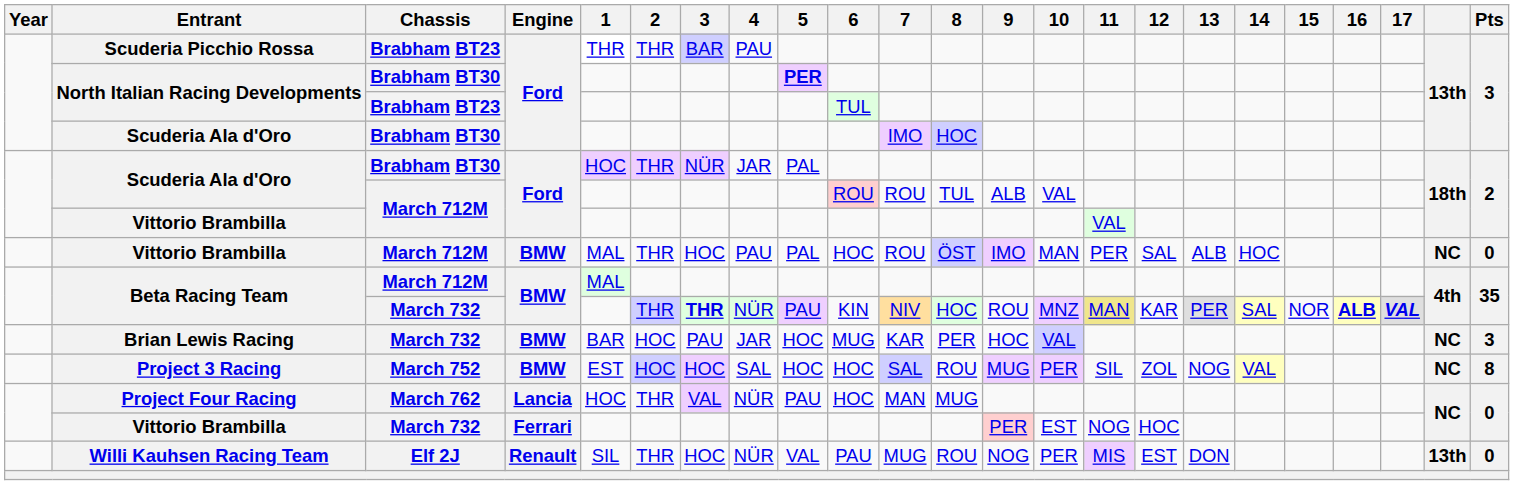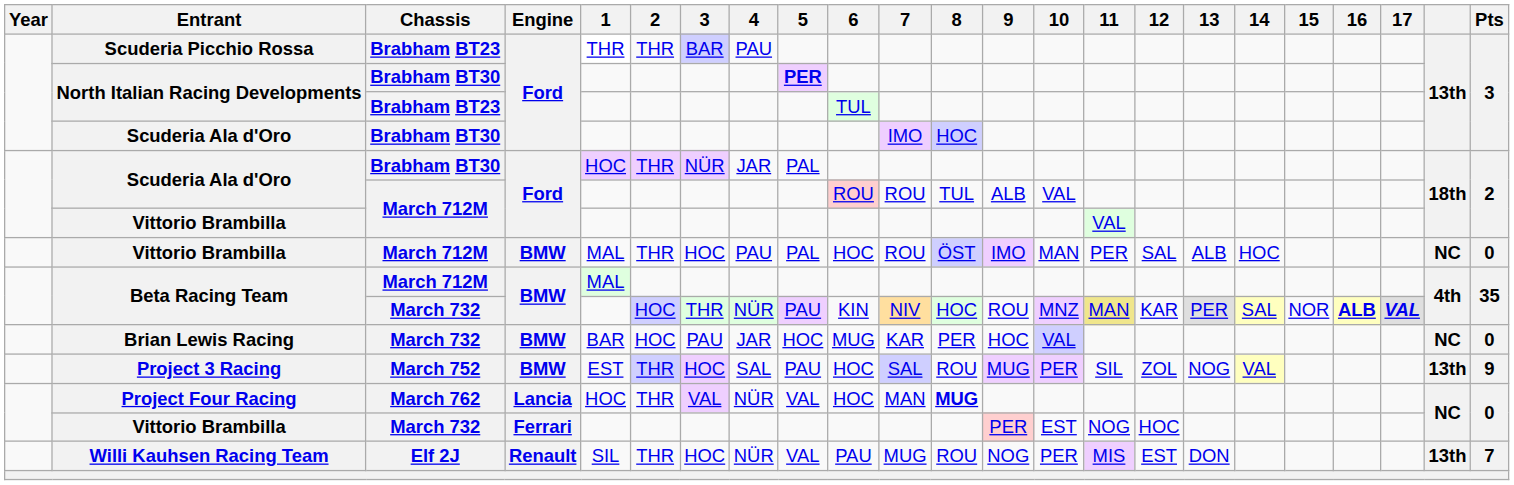(655, 311) THR -> (655, 311) HOC
(705, 311) bold -> (705, 311) normal
(1489, 340) 3 -> (1489, 340) 0
(655, 369) HOC -> (655, 369) THR
(803, 369) HOC -> (803, 369) PAU
(1448, 369) NC -> (1448, 369) 13th
(1489, 369) 8 -> (1489, 369) 9
(803, 398) PAU -> (803, 398) VAL
(957, 398) normal -> (957, 398) bold
(1489, 456) 0 -> (1489, 456) 7
